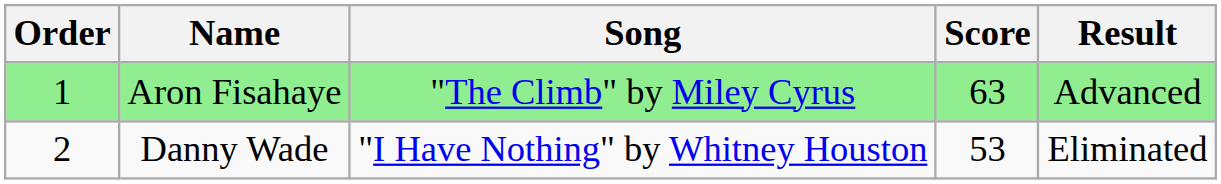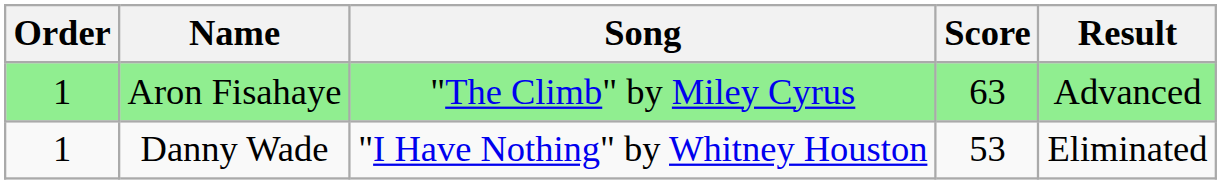(62, 149) 2 -> (62, 149) 1
